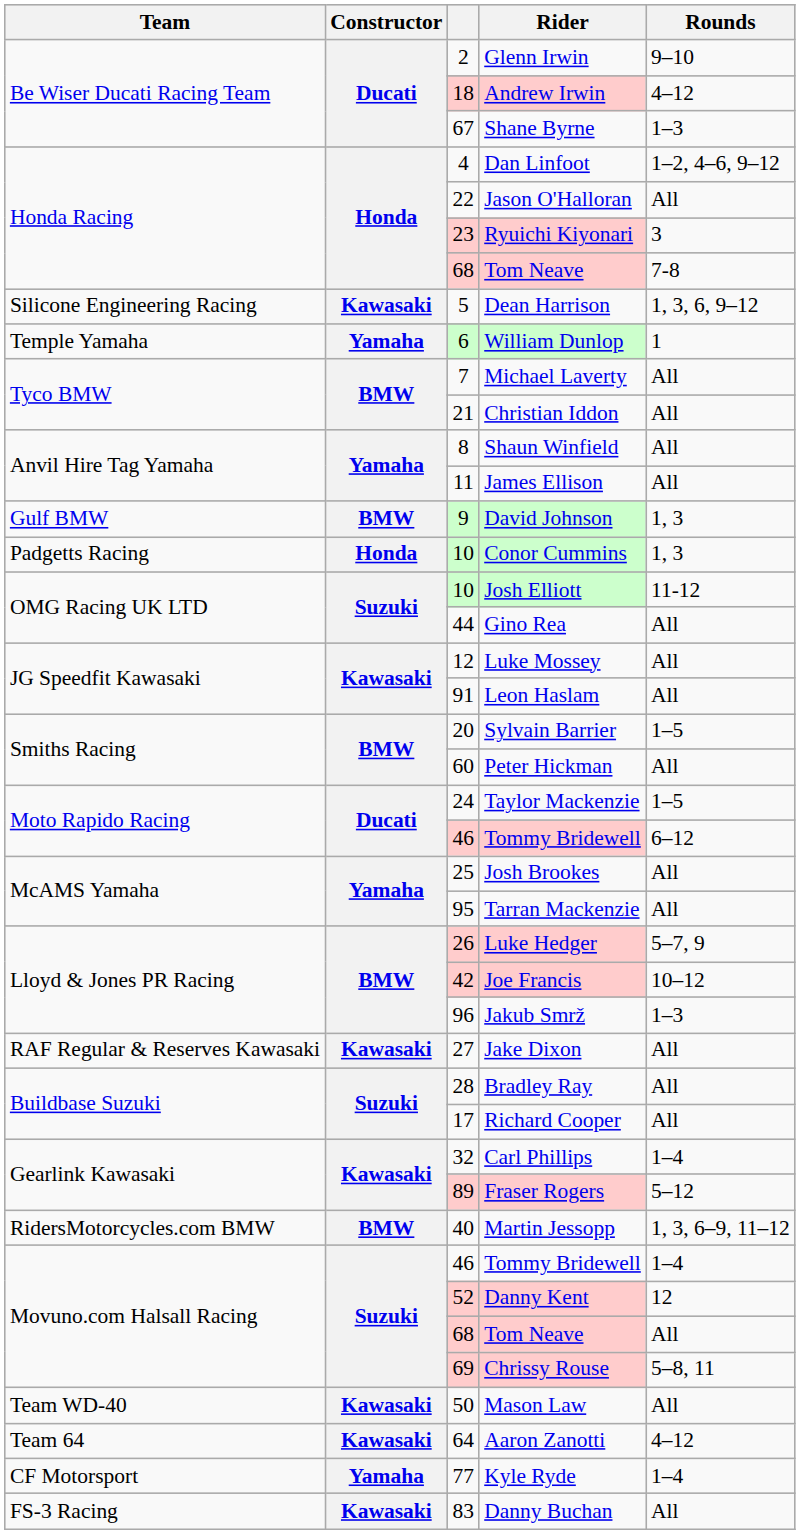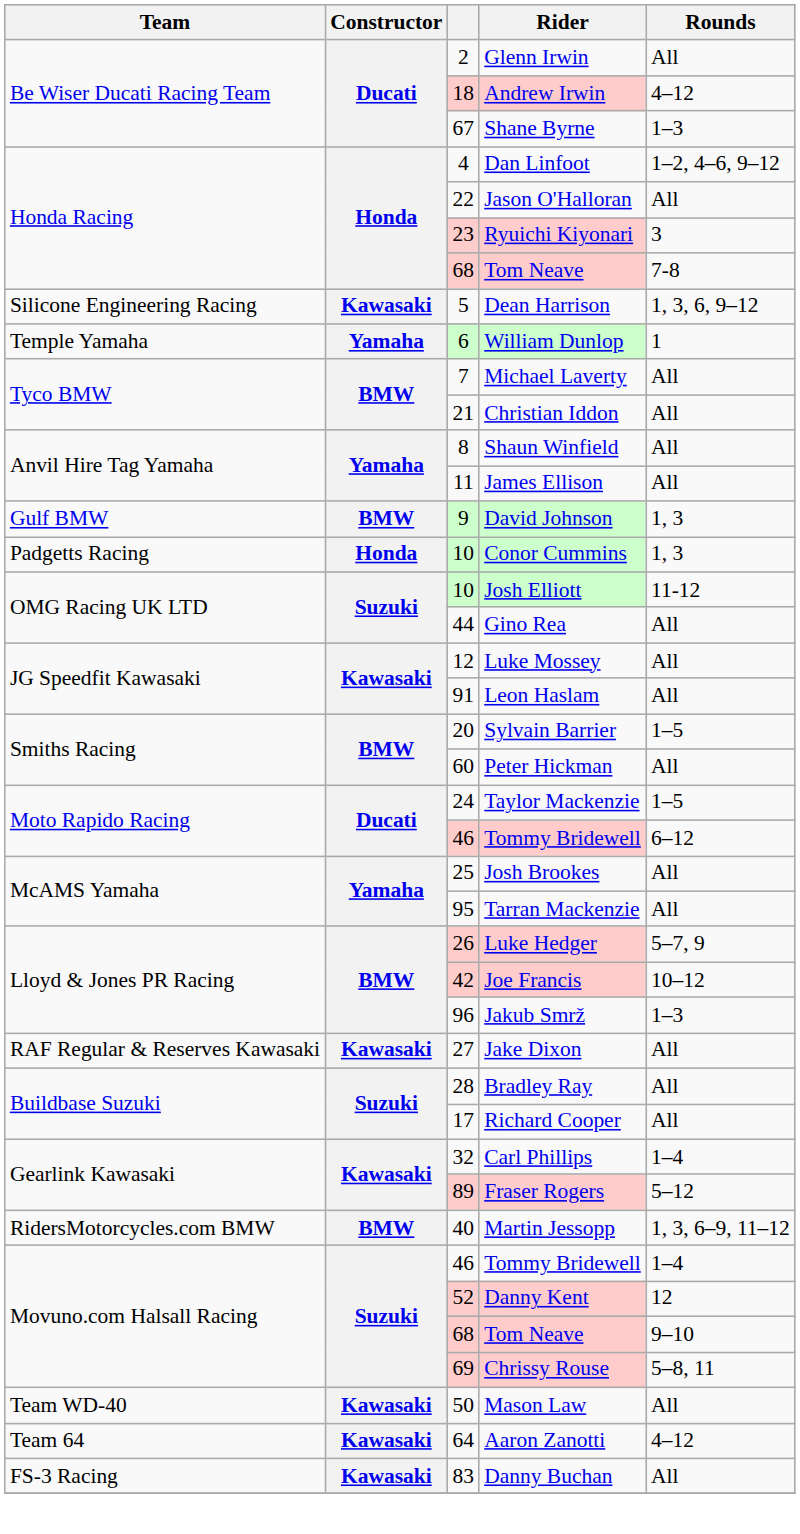(672, 57) 9–10 -> (665, 57) All
(665, 1333) All -> (672, 1333) 9–10
- row: (74, 1475)
